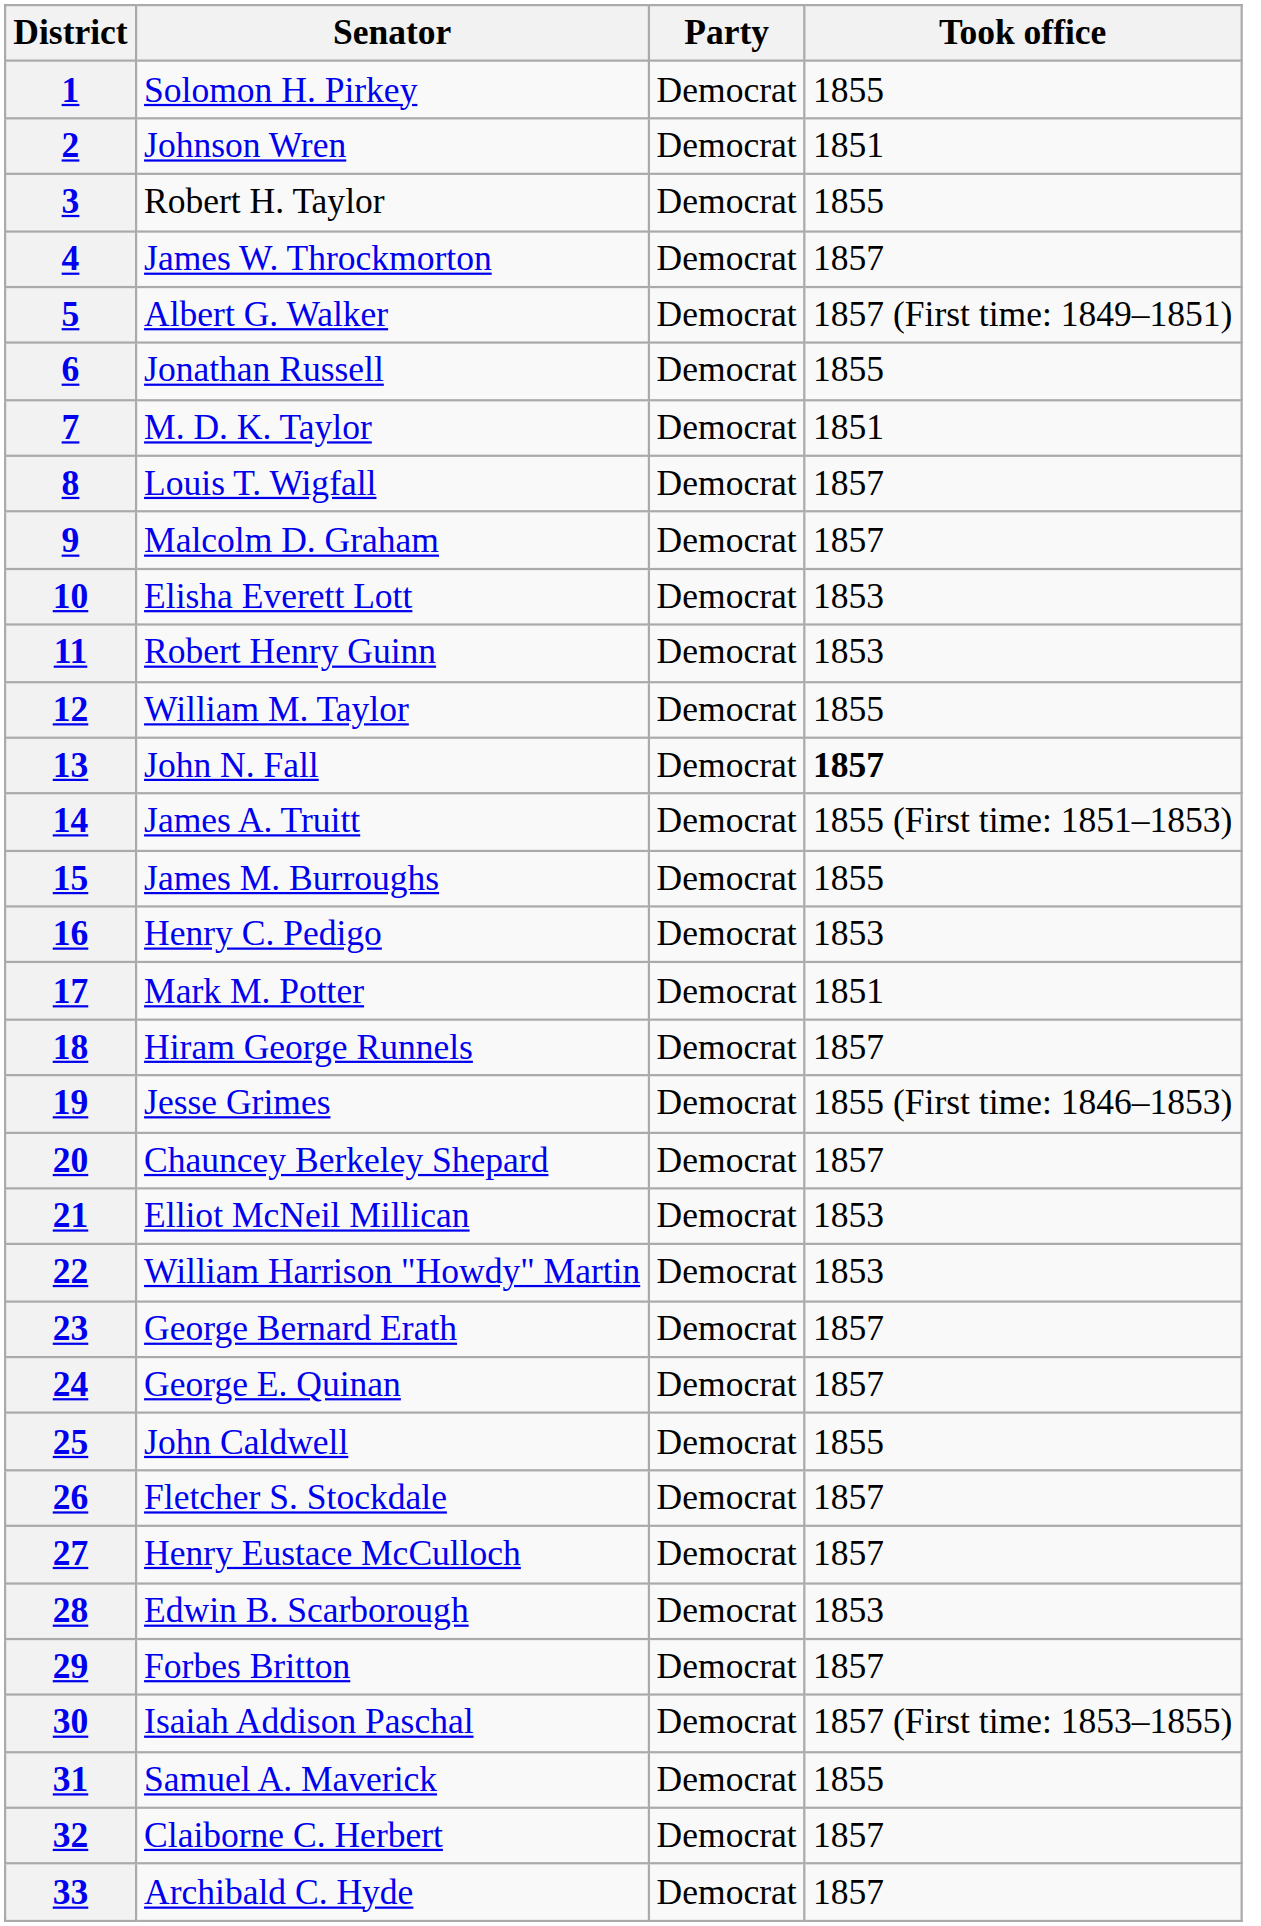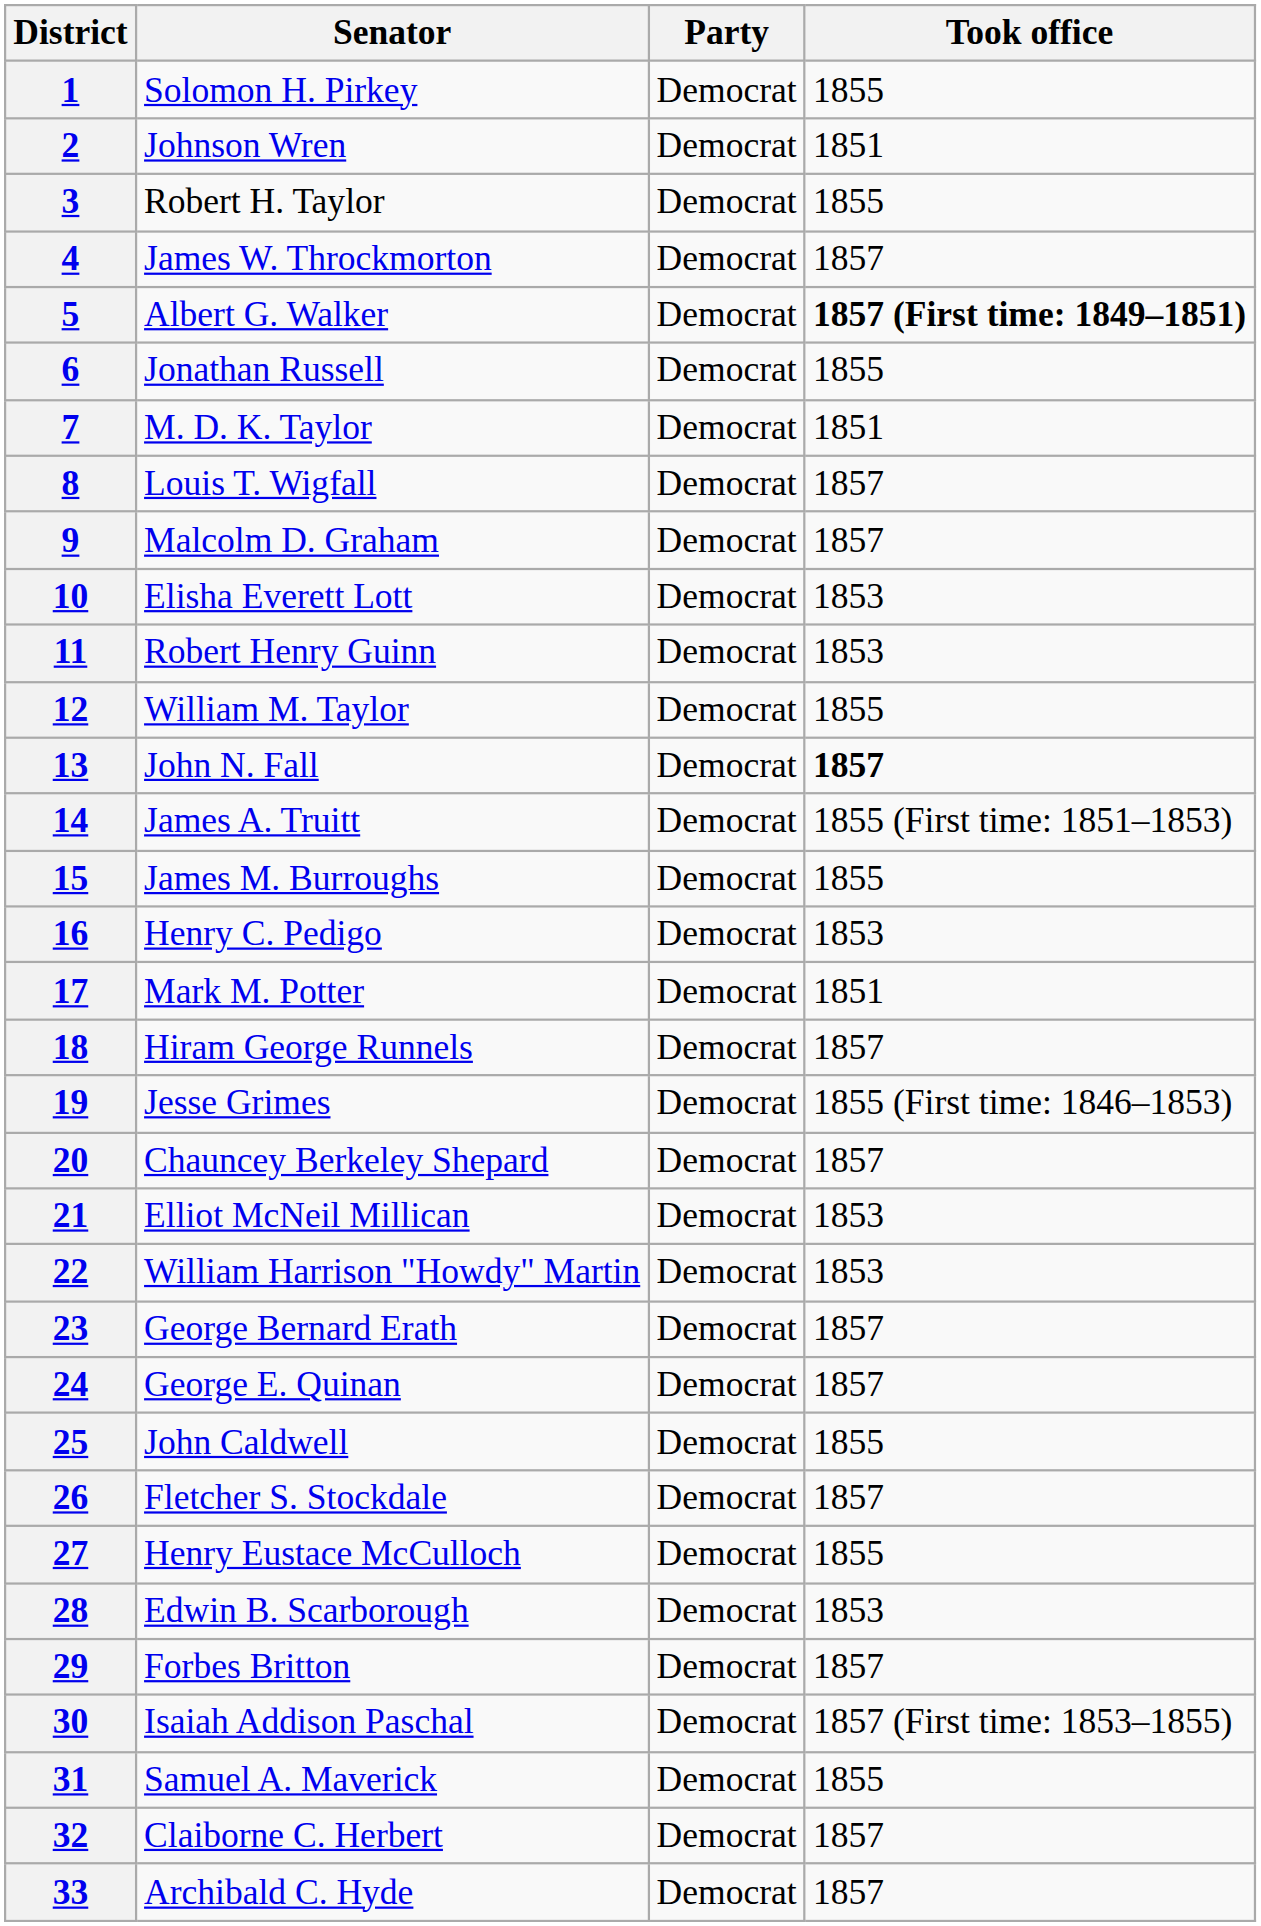(1023, 314) normal -> (1030, 314) bold
(849, 1553) 1857 -> (849, 1553) 1855
